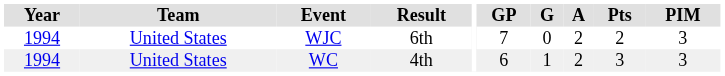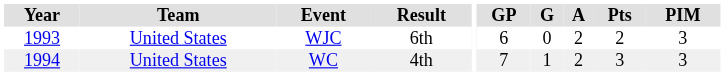(42, 37) 1994 -> (42, 37) 1993
(504, 37) 7 -> (504, 37) 6
(504, 60) 6 -> (504, 60) 7
